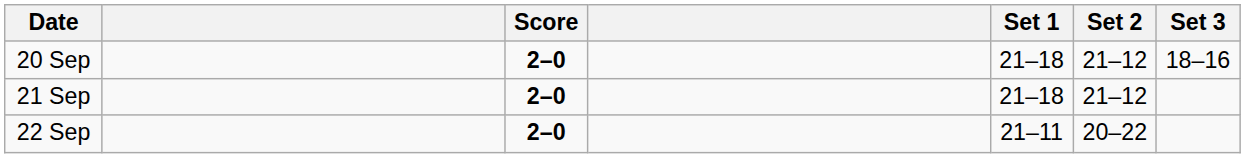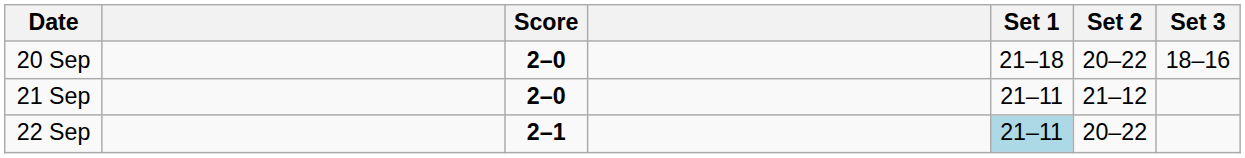(1115, 59) 21–12 -> (1115, 59) 20–22
(1032, 96) 21–18 -> (1032, 96) 21–11
(546, 133) 2–0 -> (546, 133) 2–1
(1032, 133) no background -> (1032, 133) lightblue background
